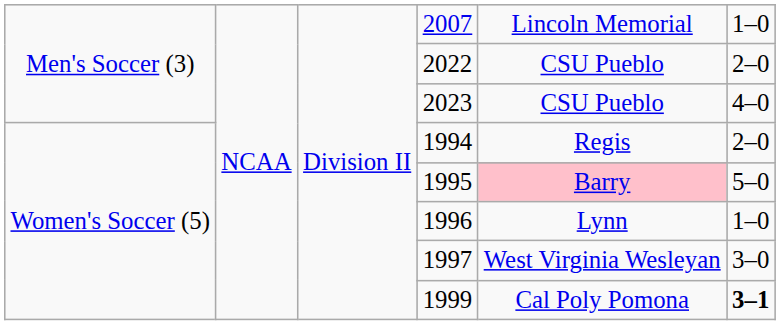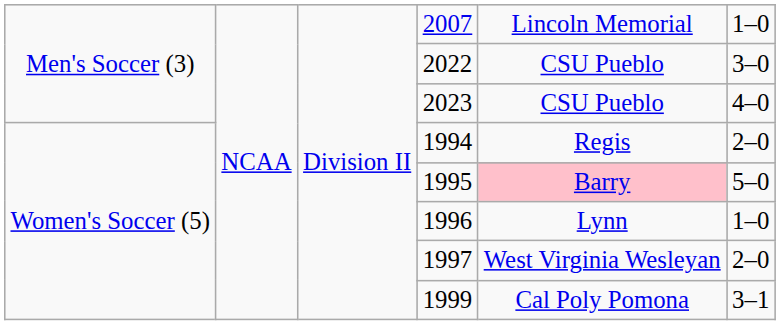(751, 63) 2–0 -> (751, 63) 3–0
(751, 260) 3–0 -> (751, 260) 2–0
(751, 299) bold -> (751, 299) normal
